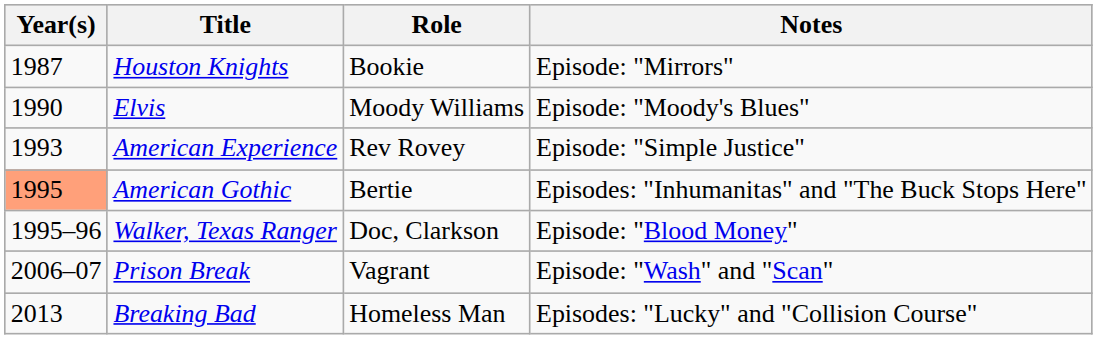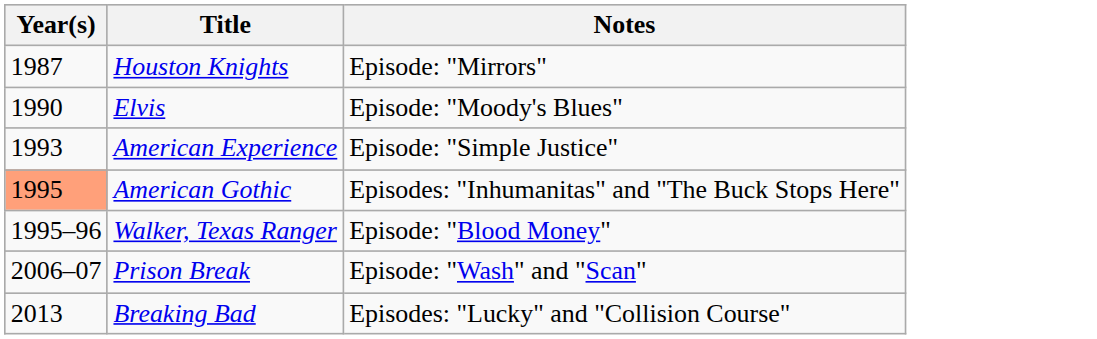- column: (437, 25)
